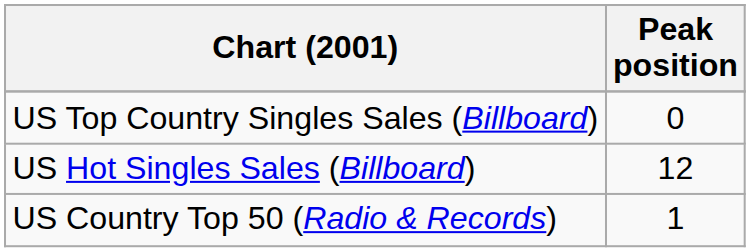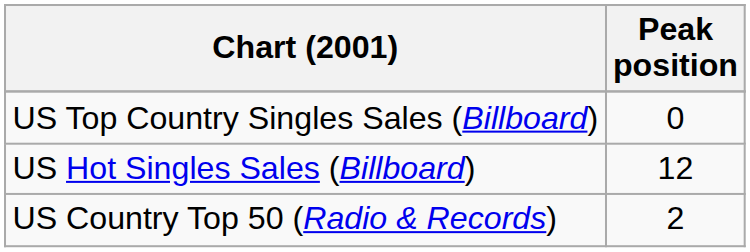(675, 219) 1 -> (675, 219) 2
